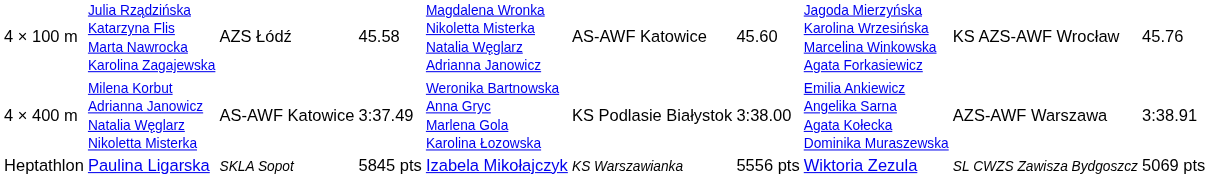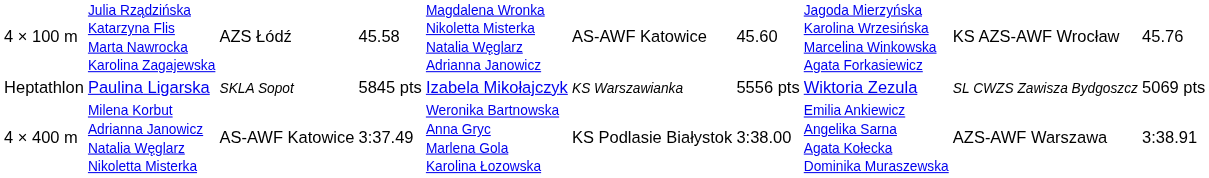rows swapped: (41, 115) <-> (44, 165)
